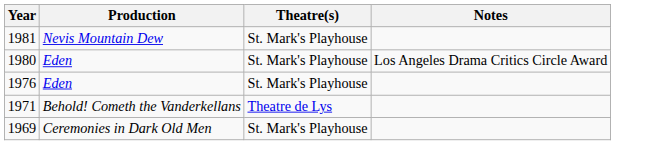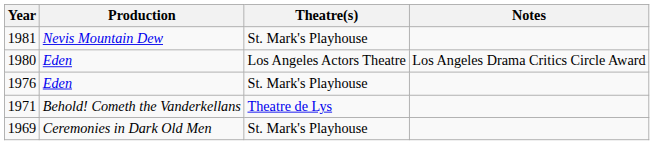(307, 60) St. Mark's Playhouse -> (327, 60) Los Angeles Actors Theatre
